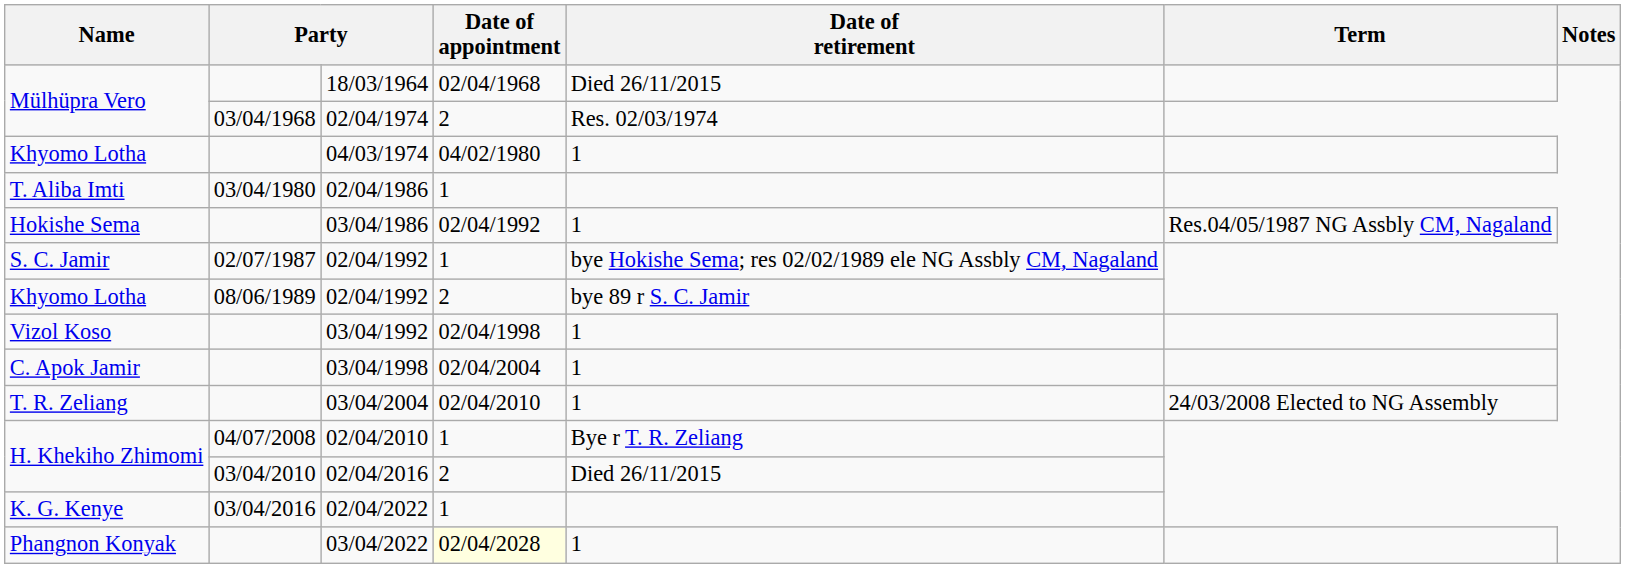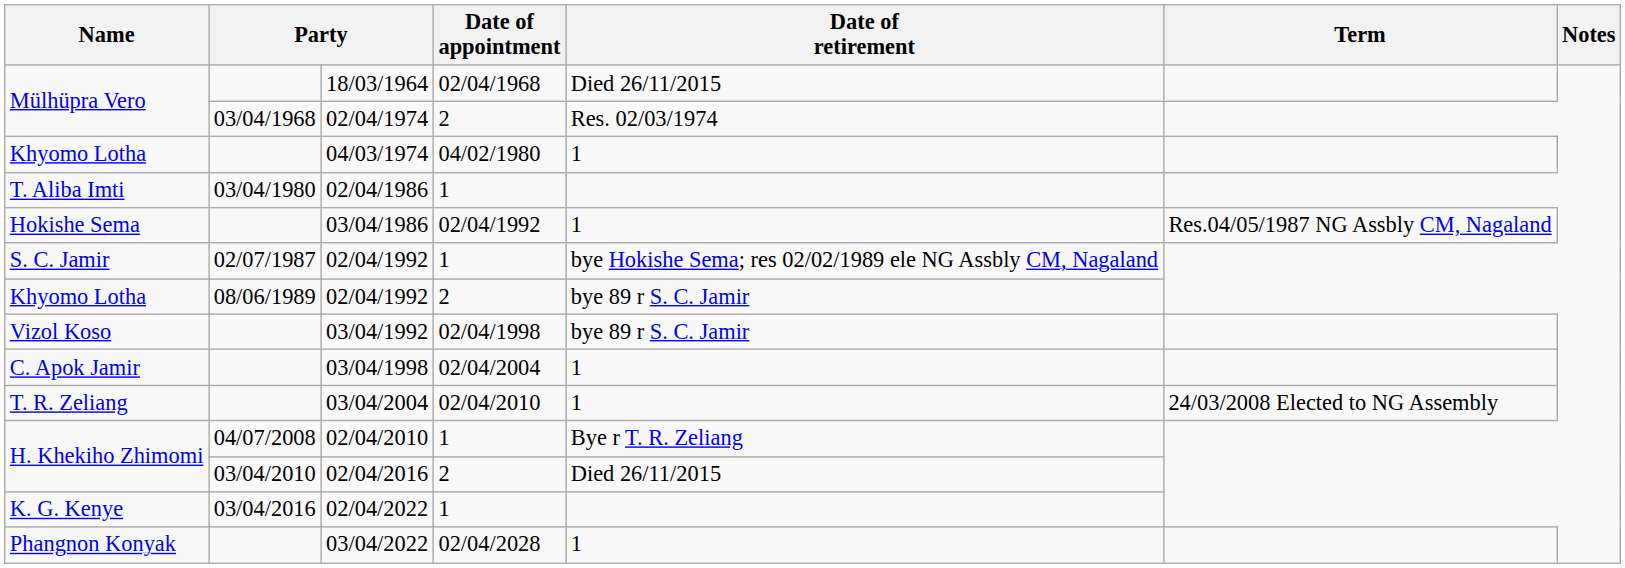(576, 331) 1 -> (660, 331) bye 89 r S. C. Jamir
(489, 544) lightyellow background -> (489, 544) no background
